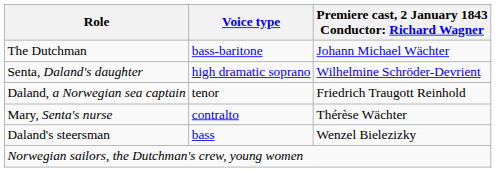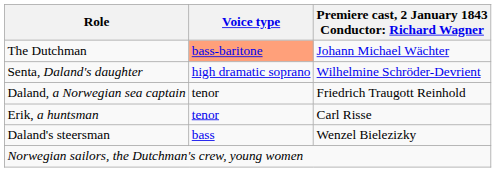(227, 51) no background -> (227, 51) lightsalmon background
+ row: (53, 114)
- row: (60, 114)
